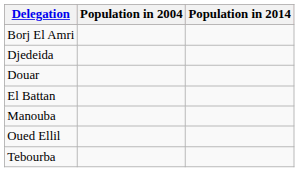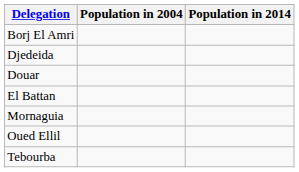- row: (32, 116)
+ row: (35, 116)
